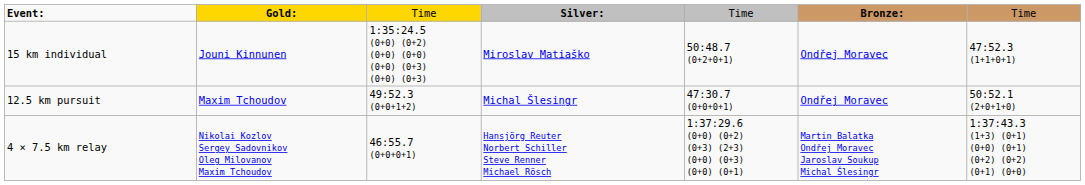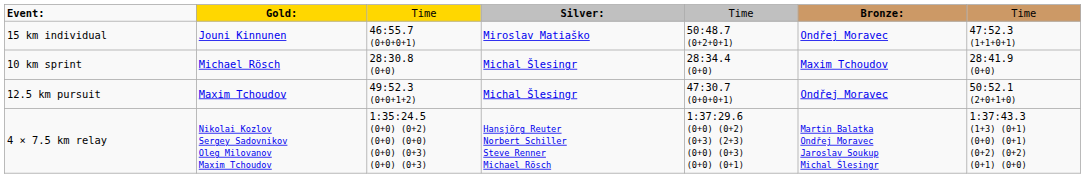(398, 54) 1:35:24.5 (0+0) (0+2) (0+0) (0+0) (0+0) (0+3) (0+0) (0+3) -> (393, 36) 46:55.7 (0+0+0+1)
+ row: (44, 65)
(393, 148) 46:55.7 (0+0+0+1) -> (398, 141) 1:35:24.5 (0+0) (0+2) (0+0) (0+0) (0+0) (0+3) (0+0) (0+3)
